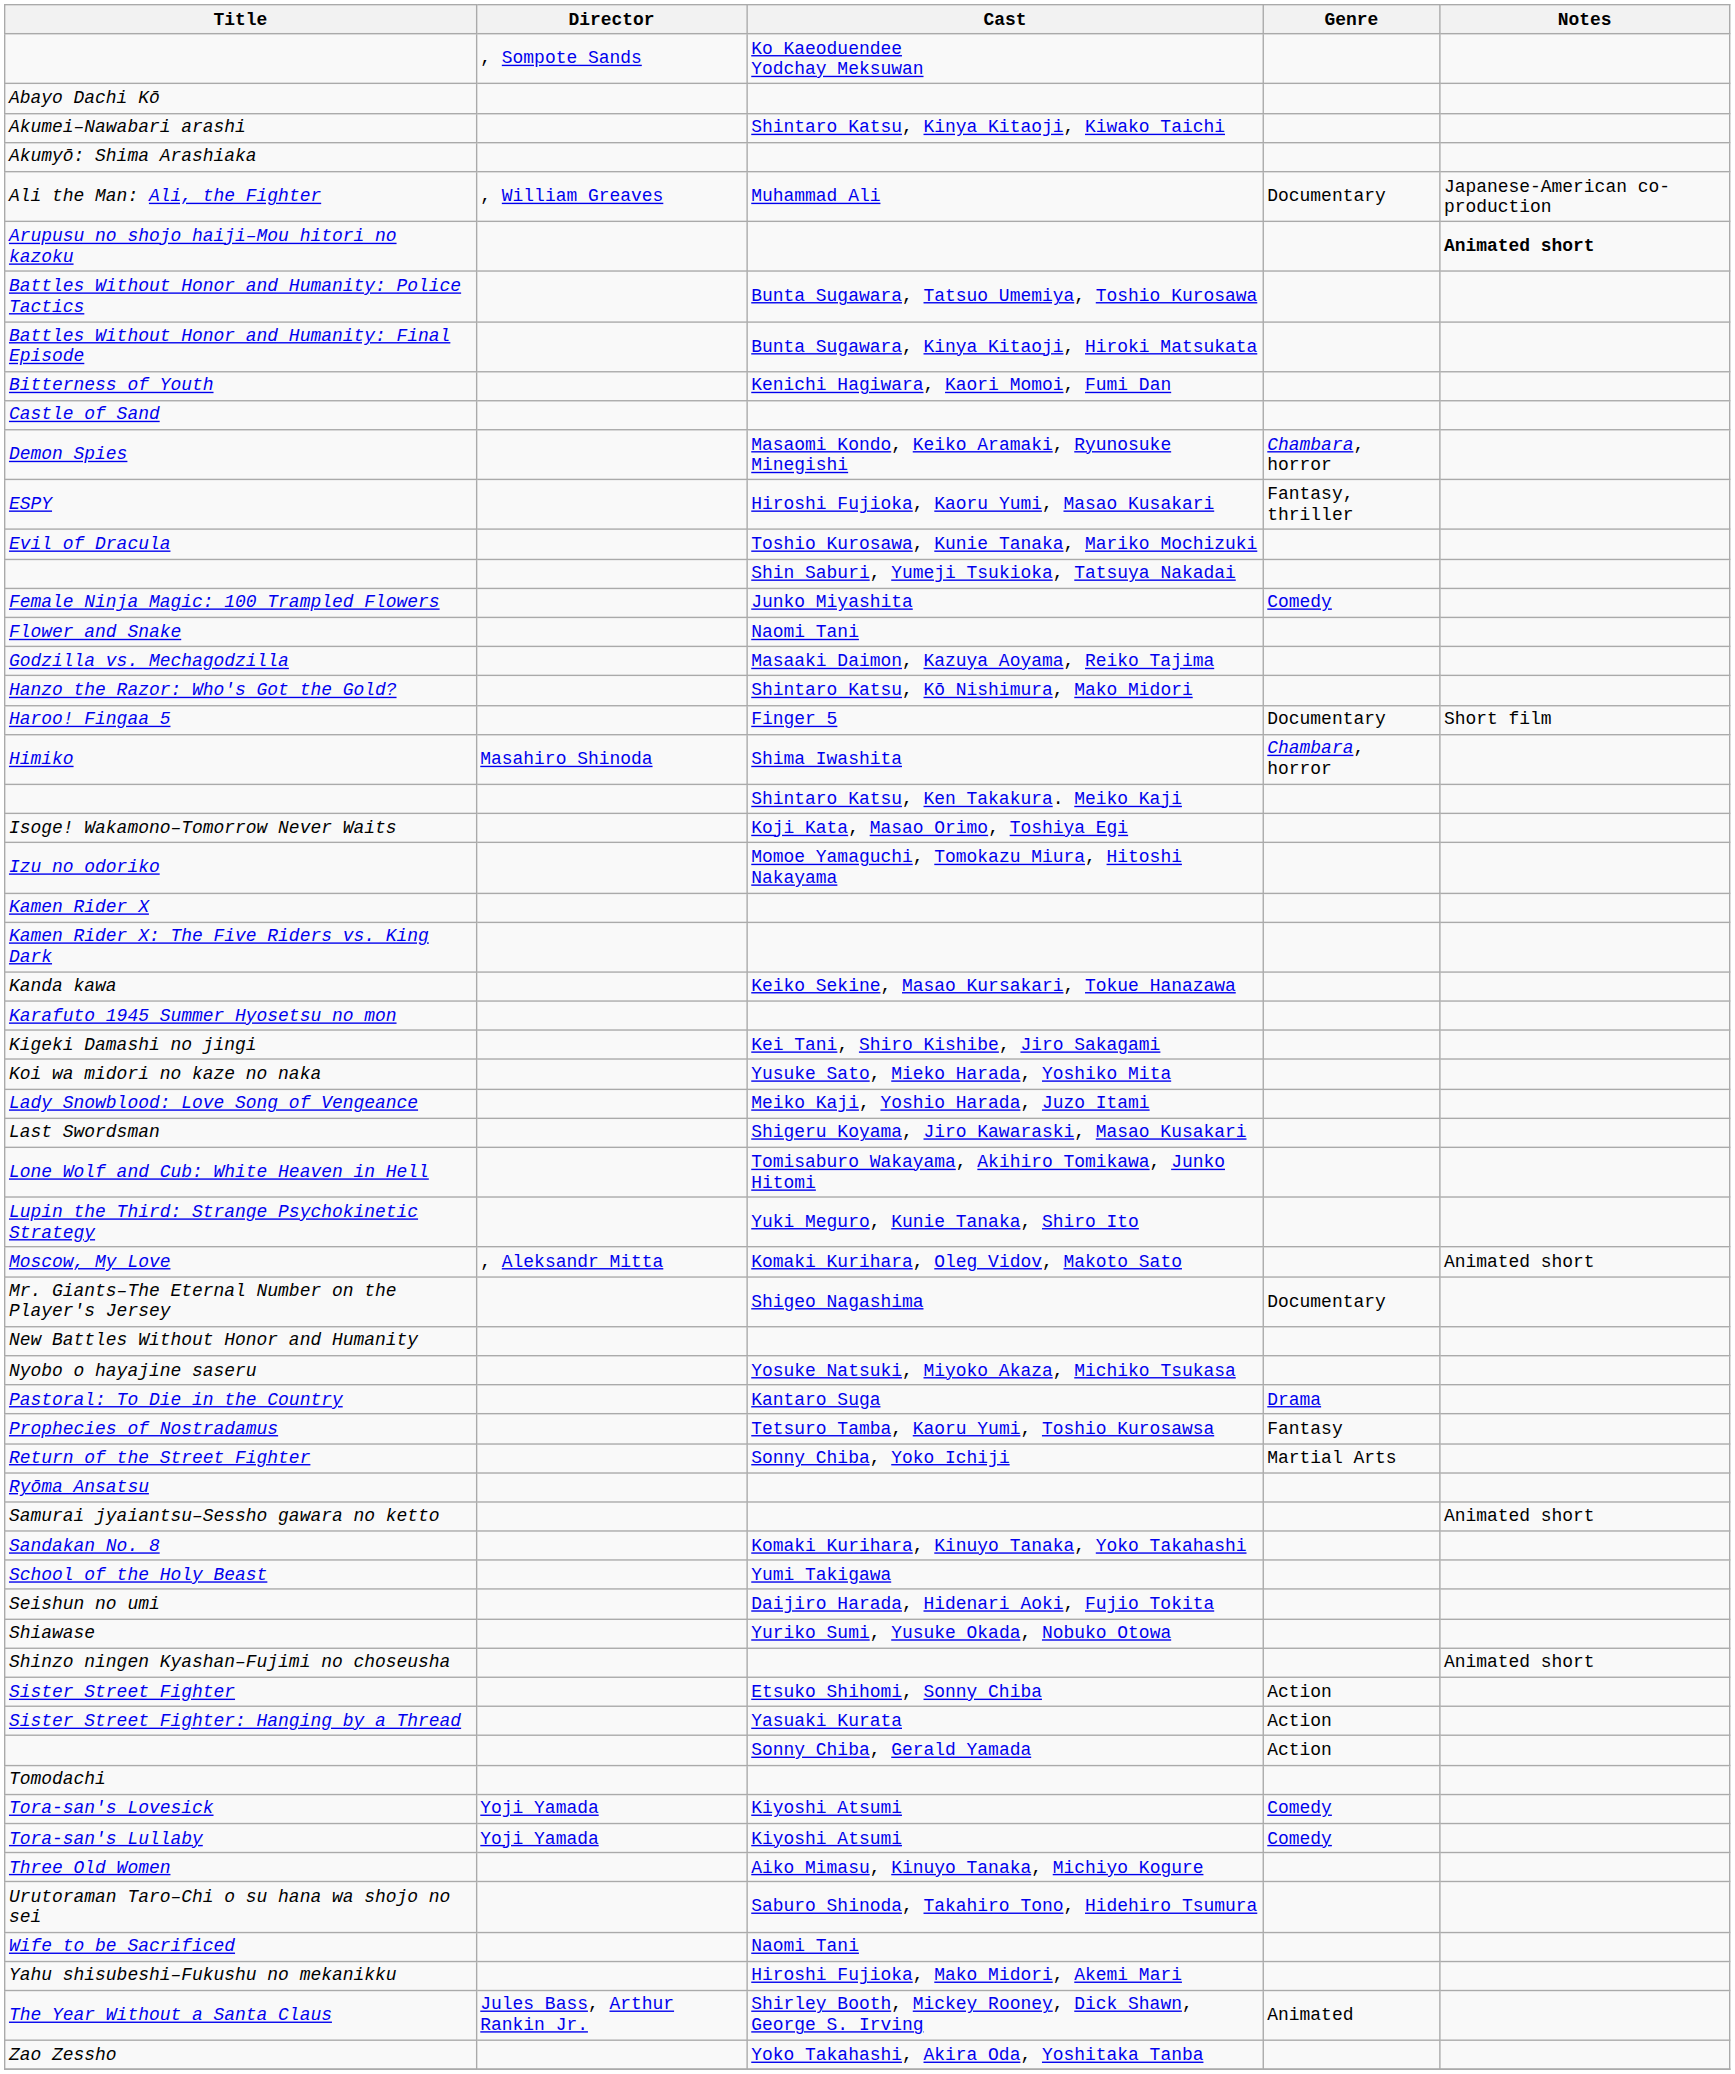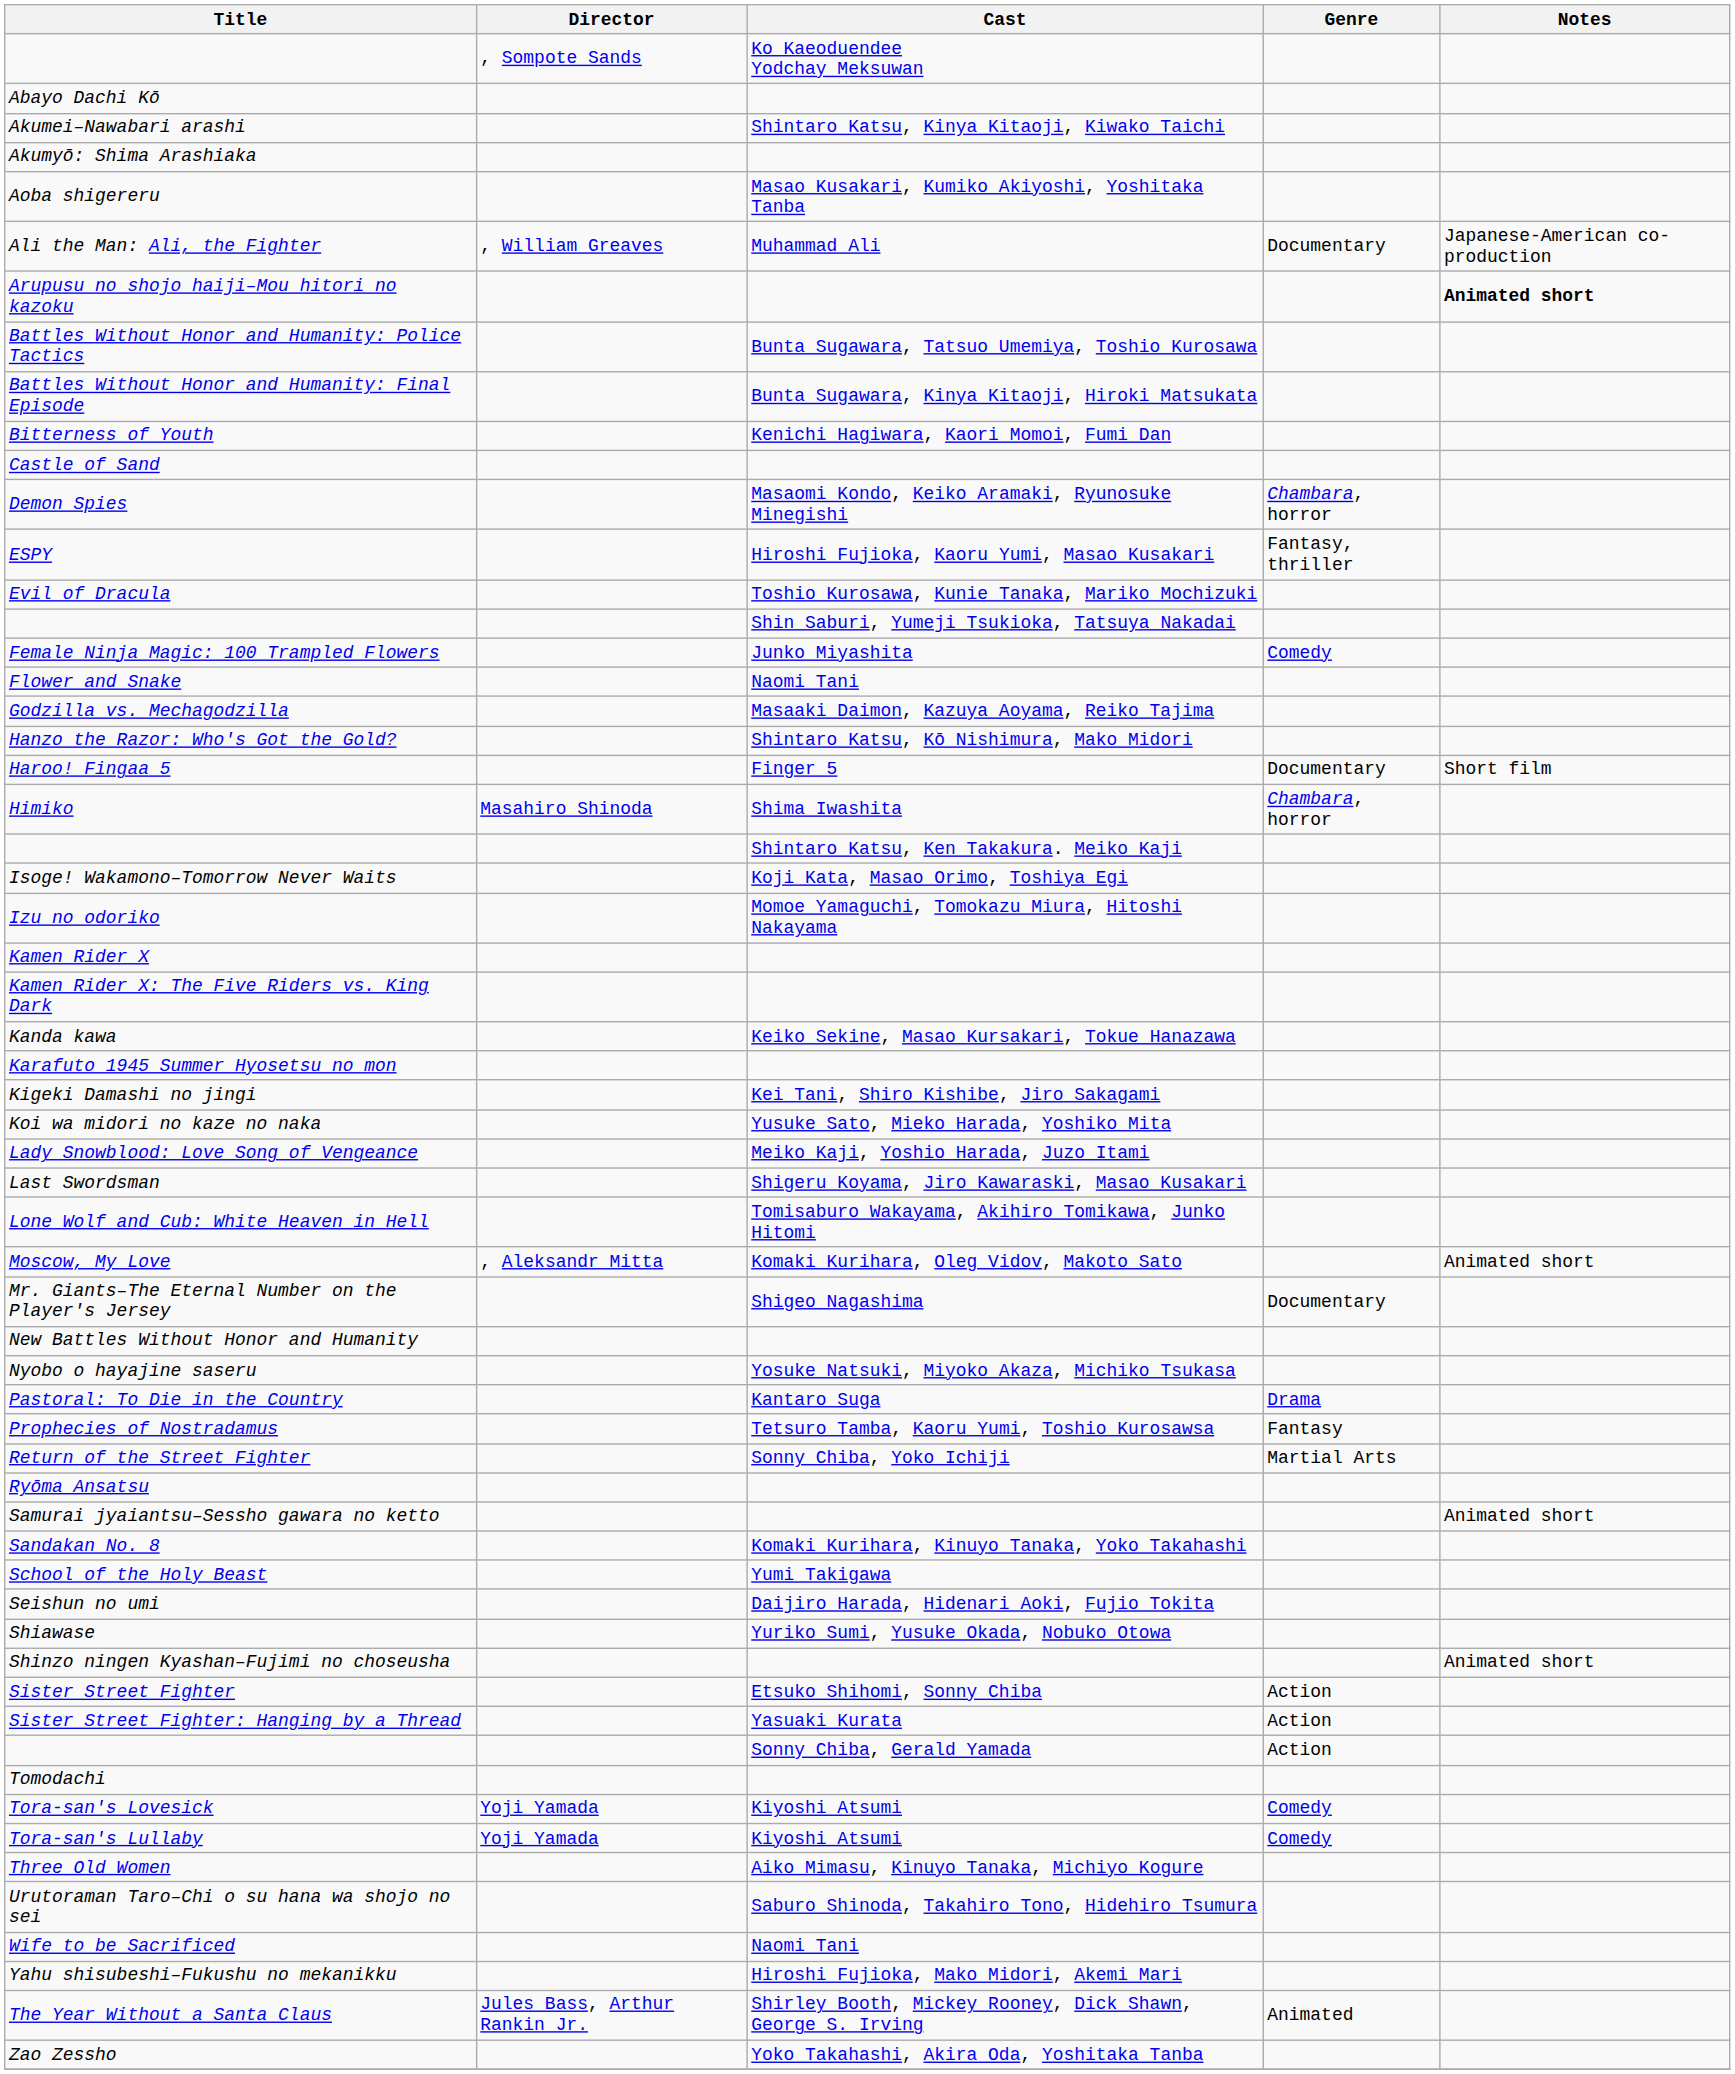+ row: (84, 197)
- row: (214, 1222)
